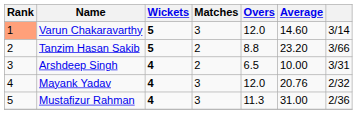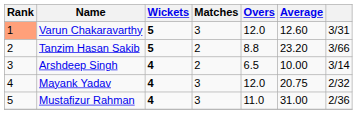(294, 30) 14.60 -> (294, 30) 12.60
(339, 30) 3/14 -> (339, 30) 3/31
(339, 65) 3/31 -> (339, 65) 3/14
(294, 83) 20.76 -> (294, 83) 20.75
(254, 100) 11.3 -> (254, 100) 11.0
